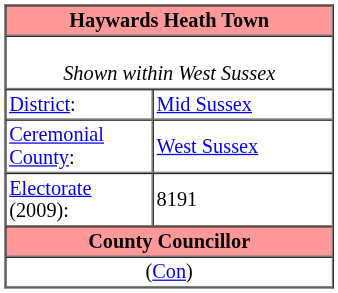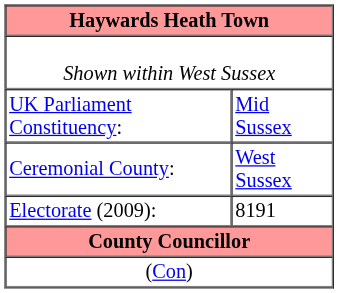- row: (42, 104)
+ row: (70, 115)
